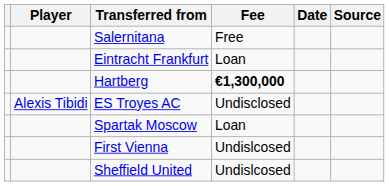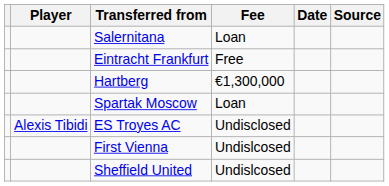(229, 37) Free -> (230, 37) Loan
(230, 59) Loan -> (229, 59) Free
(250, 81) bold -> (250, 81) normal
rows swapped: (137, 103) <-> (145, 125)
